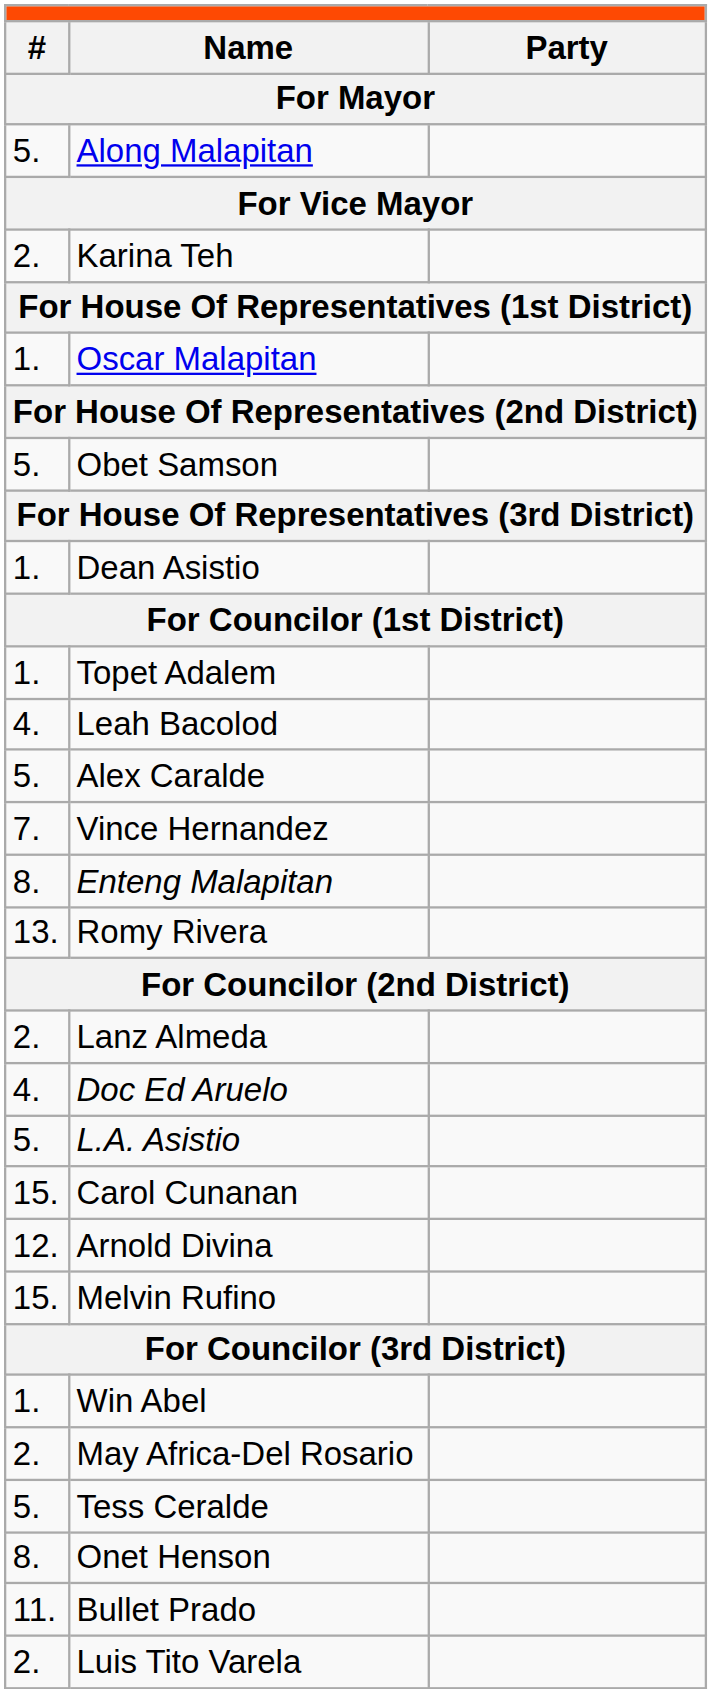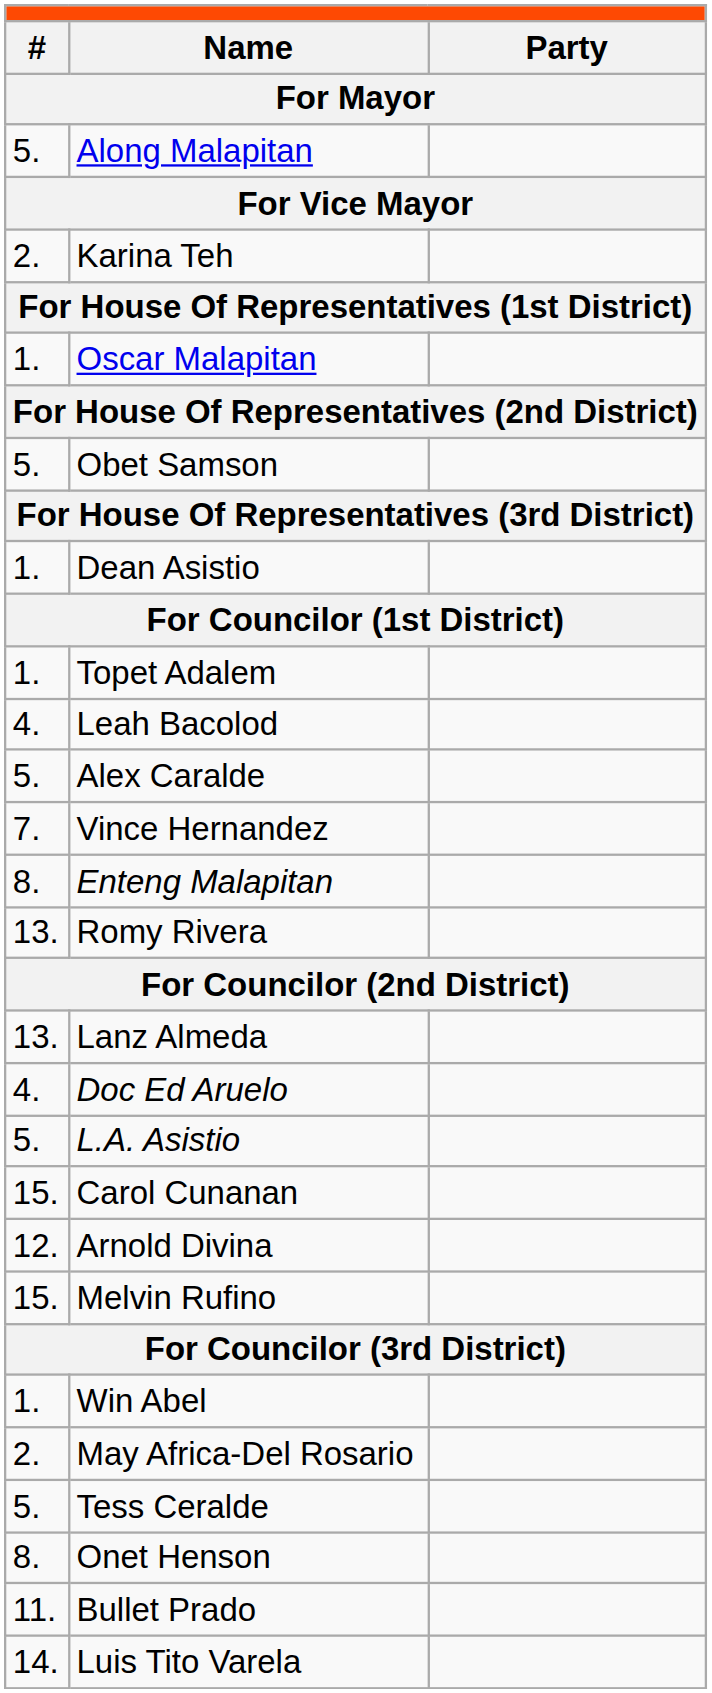(27, 1037) 2. -> (36, 1037) 13.
(27, 1662) 2. -> (36, 1662) 14.
